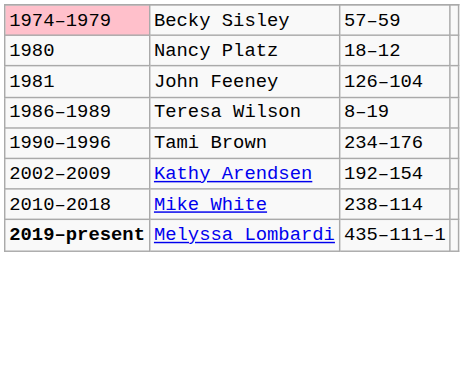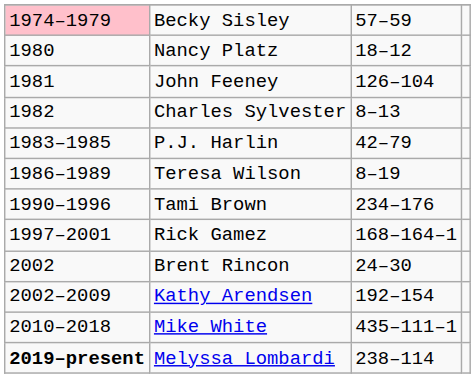+ row: (250, 112)
+ row: (216, 143)
+ row: (211, 235)
+ row: (222, 266)
(384, 204) 238–114 -> (406, 327) 435–111–1
(395, 235) 435–111–1 -> (395, 358) 238–114
